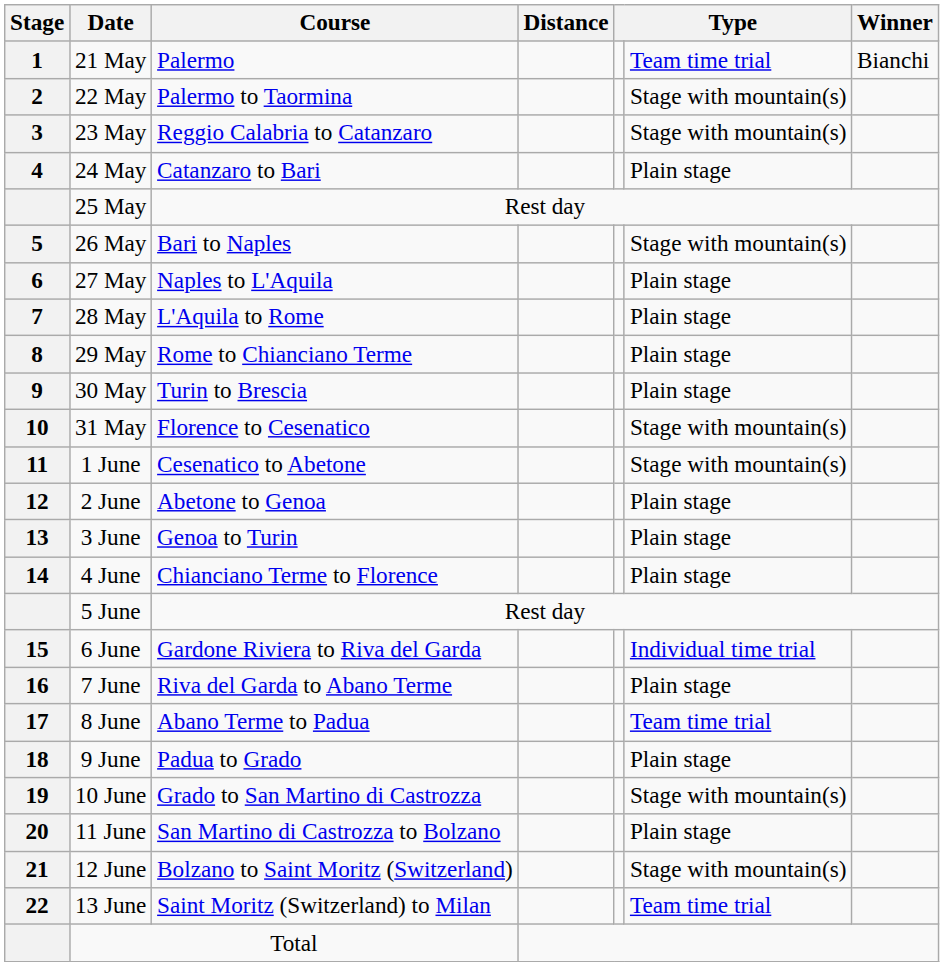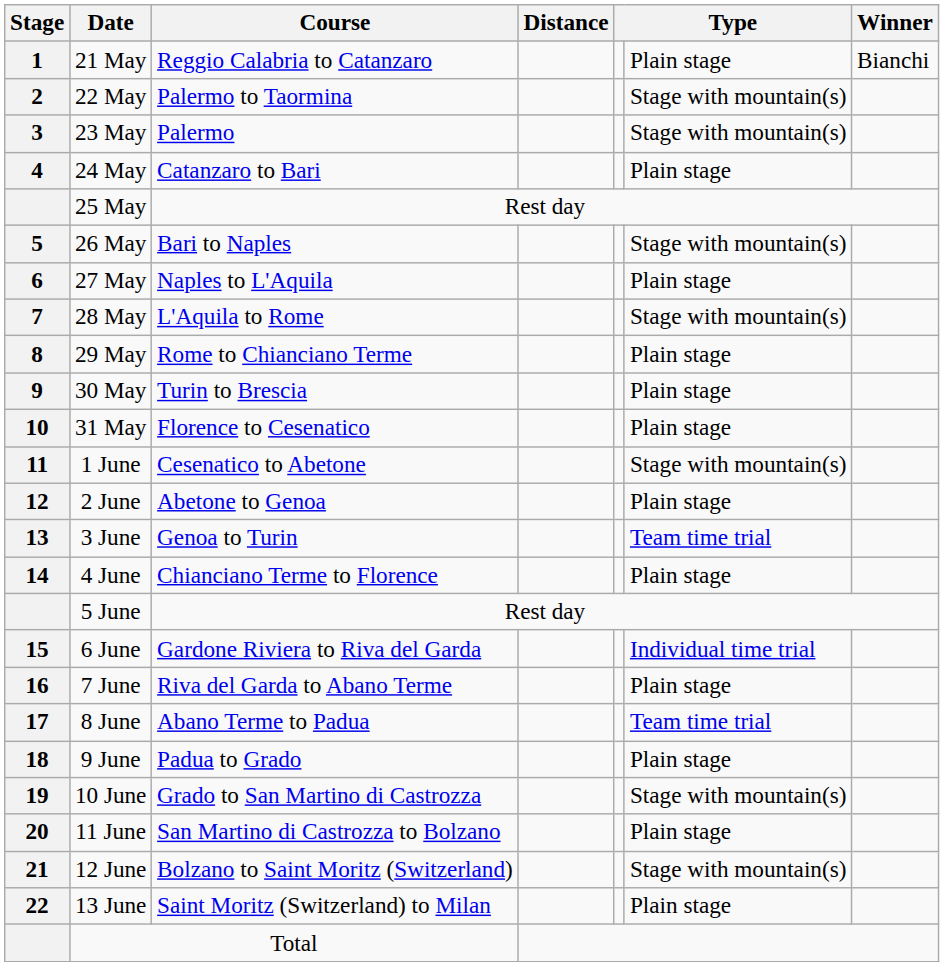(196, 59) Palermo -> (295, 59) Reggio Calabria to Catanzaro
(701, 59) Team time trial -> (681, 59) Plain stage
(295, 133) Reggio Calabria to Catanzaro -> (196, 133) Palermo
(681, 317) Plain stage -> (738, 317) Stage with mountain(s)
(738, 427) Stage with mountain(s) -> (681, 427) Plain stage
(681, 538) Plain stage -> (701, 538) Team time trial
(701, 905) Team time trial -> (681, 905) Plain stage
